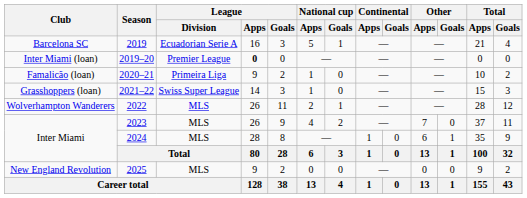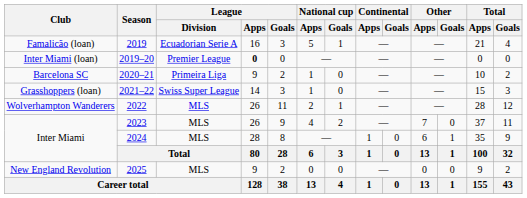(61, 43) Barcelona SC -> (61, 43) Famalicão (loan)
(61, 75) Famalicão (loan) -> (61, 75) Barcelona SC
